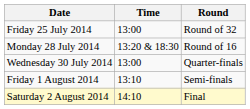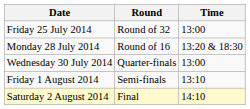columns swapped: (148, 12) <-> (213, 12)
